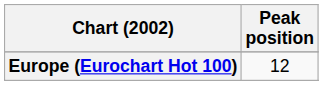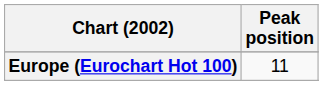(280, 66) 12 -> (280, 66) 11
